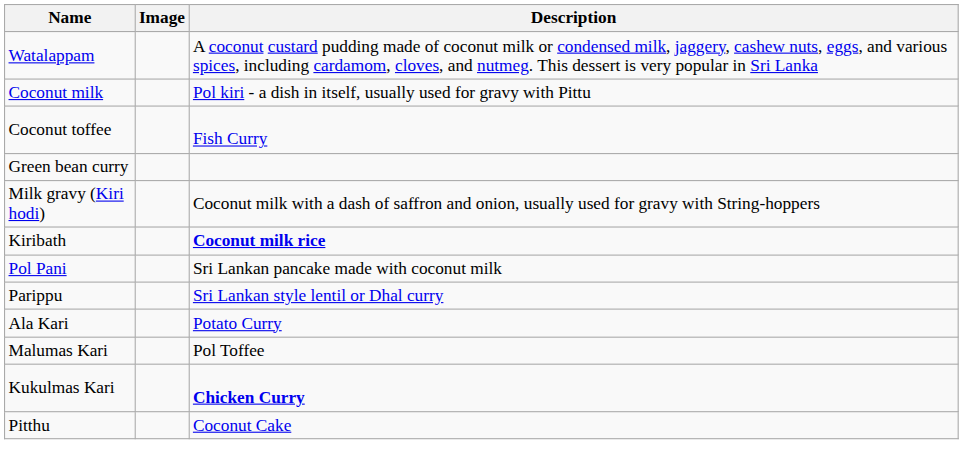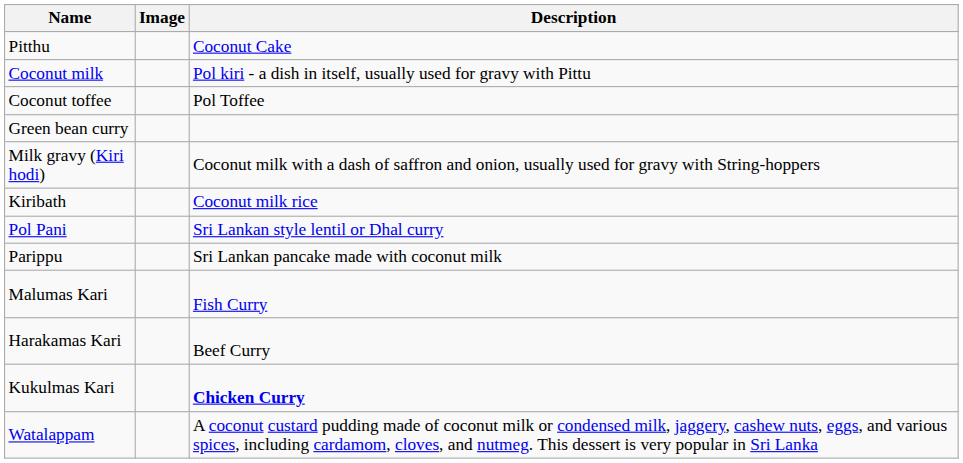rows swapped: (29, 424) <-> (51, 55)
(230, 139) Fish Curry -> (229, 100) Pol Toffee
(259, 240) bold -> (255, 202) normal
(347, 268) Sri Lankan pancake made with coconut milk -> (318, 229) Sri Lankan style lentil or Dhal curry
(318, 295) Sri Lankan style lentil or Dhal curry -> (347, 256) Sri Lankan pancake made with coconut milk
- row: (39, 323)
(229, 350) Pol Toffee -> (230, 303) Fish Curry
+ row: (65, 340)
